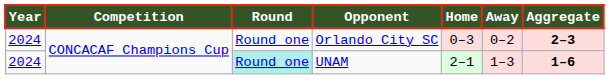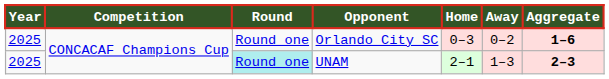(25, 40) 2024 -> (25, 40) 2025
(563, 40) 2–3 -> (563, 40) 1–6
(25, 62) 2024 -> (25, 62) 2025
(563, 62) 1–6 -> (563, 62) 2–3
